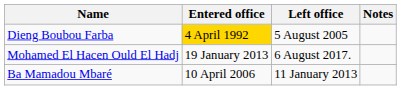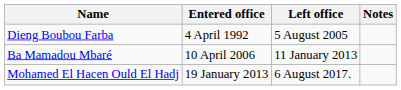(217, 34) gold background -> (217, 34) no background
rows swapped: (60, 74) <-> (93, 54)
